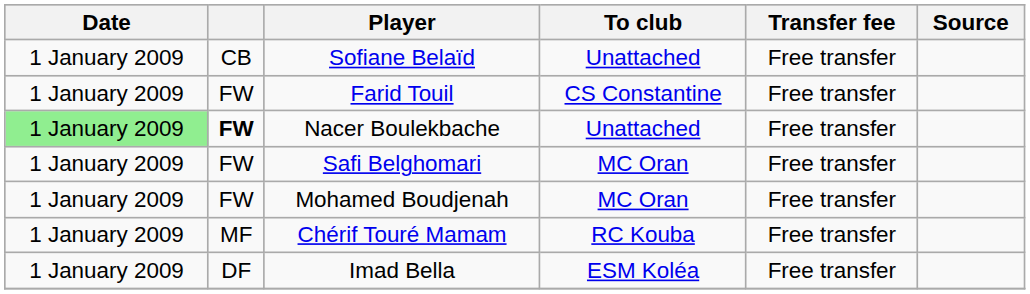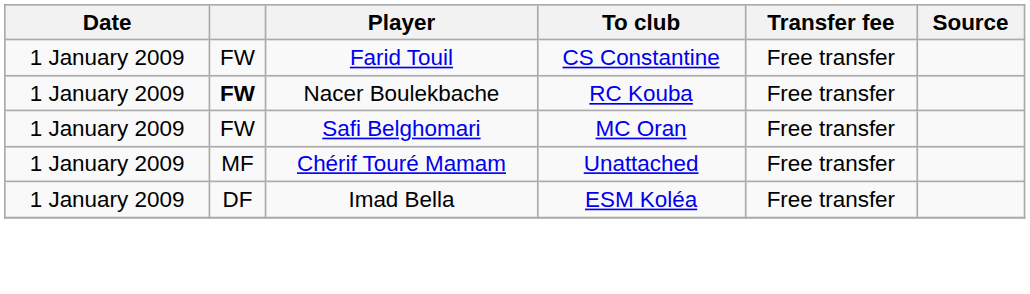- row: (402, 57)
(107, 128) lightgreen background -> (107, 93) no background
(643, 128) Unattached -> (641, 93) RC Kouba
- row: (402, 199)
(643, 234) RC Kouba -> (641, 164) Unattached
